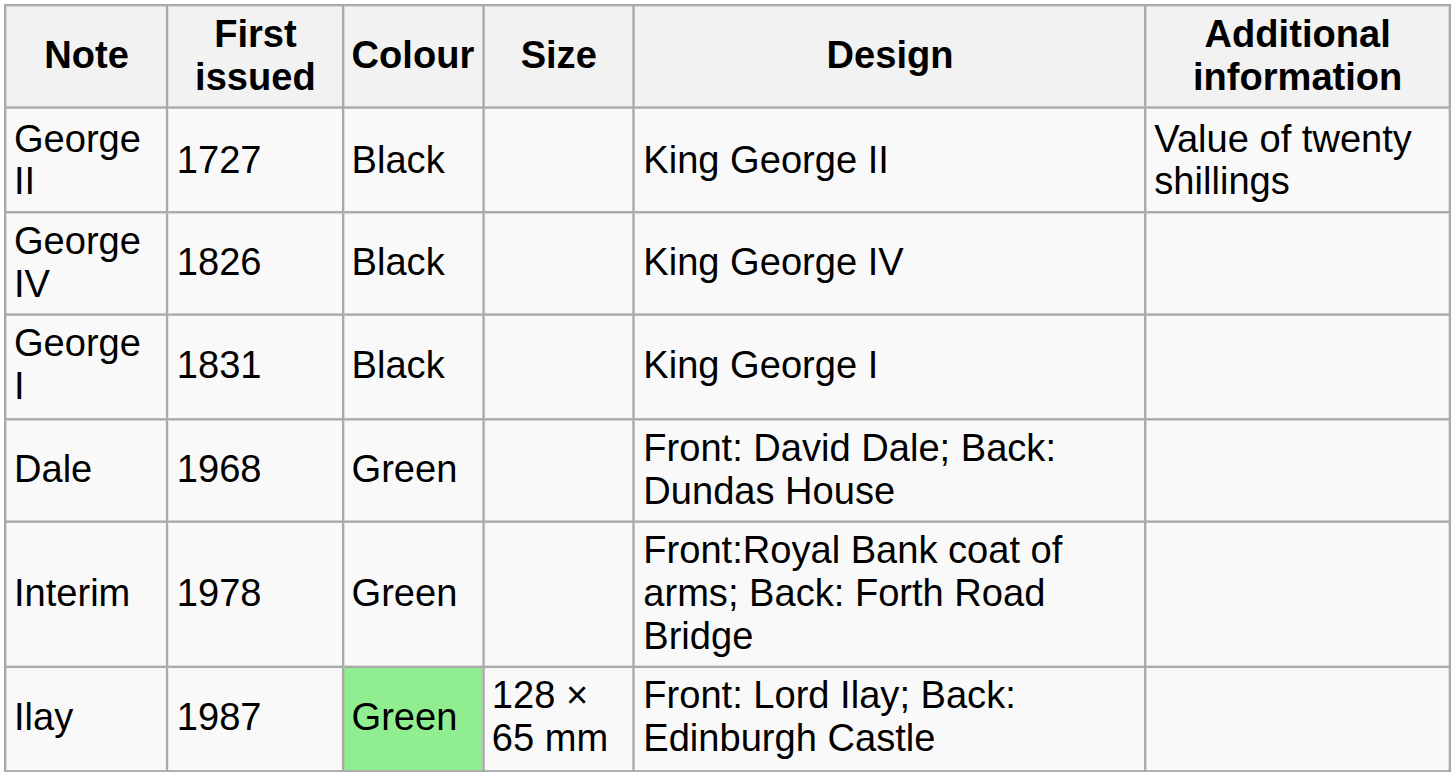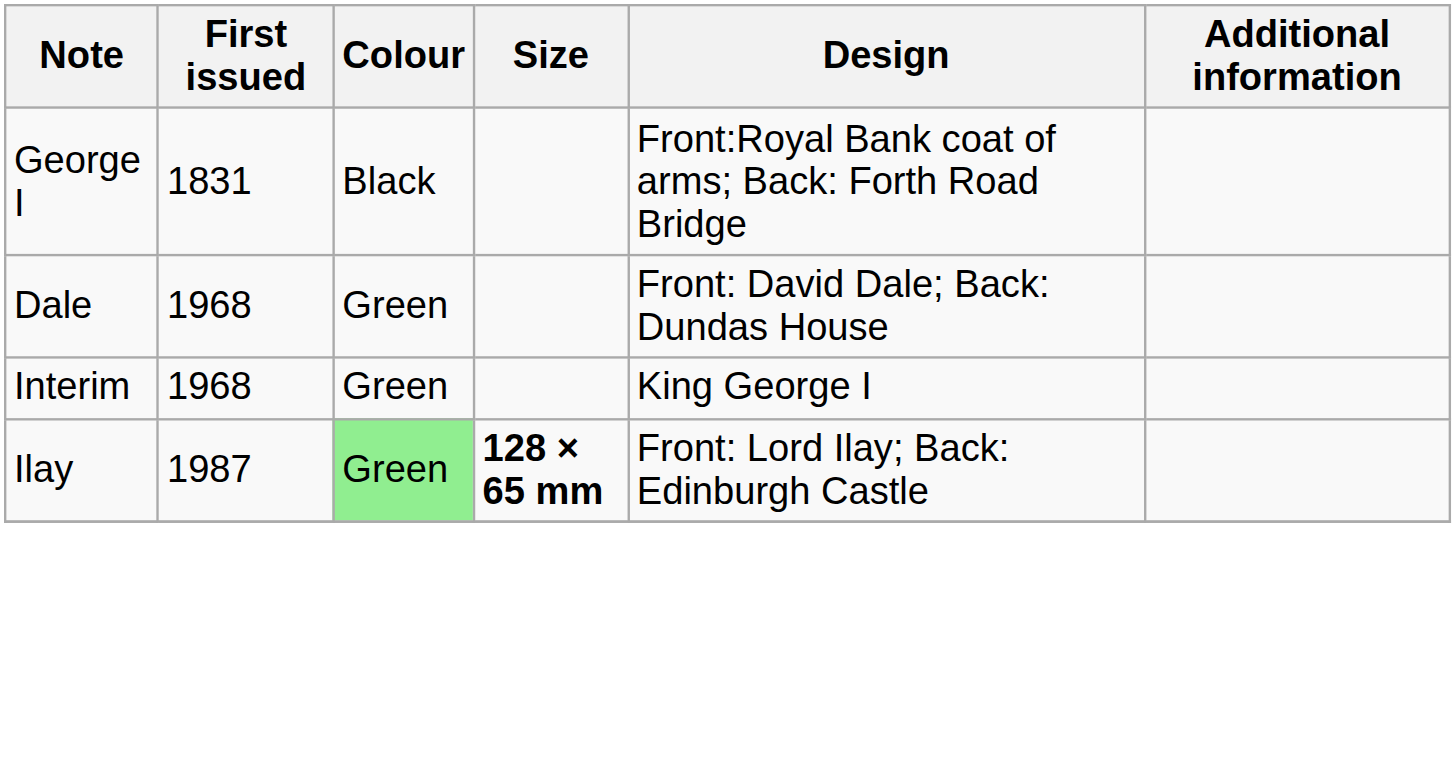- row: (77, 159)
- row: (77, 262)
(761, 365) King George I -> (846, 180) Front:Royal Bank coat of arms; Back: Forth Road Bridge
(219, 593) 1978 -> (209, 387) 1968
(853, 593) Front:Royal Bank coat of arms; Back: Forth Road Bridge -> (754, 387) King George I
(550, 718) normal -> (543, 469) bold
